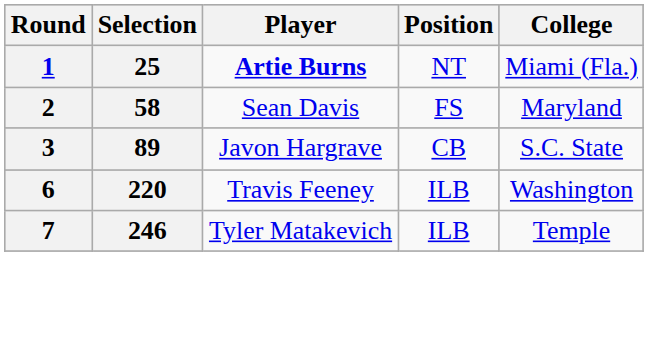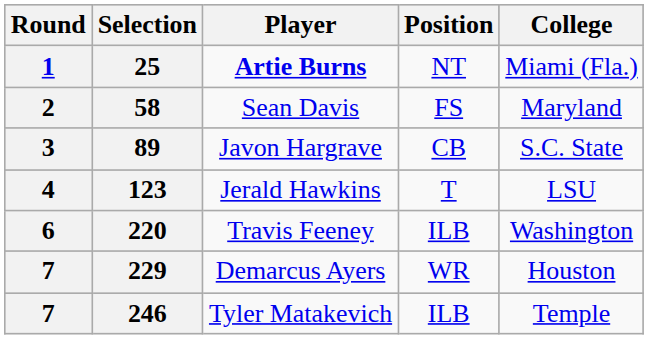+ row: (147, 189)
+ row: (147, 271)
